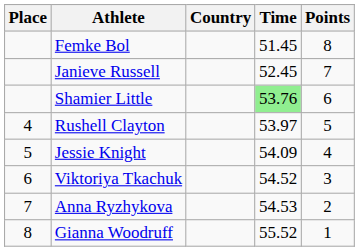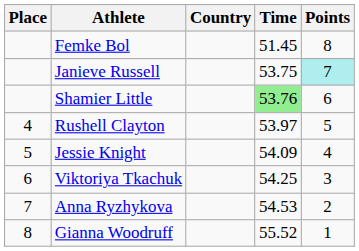(278, 71) 52.45 -> (278, 71) 53.75
(328, 71) no background -> (328, 71) paleturquoise background
(278, 179) 54.52 -> (278, 179) 54.25
